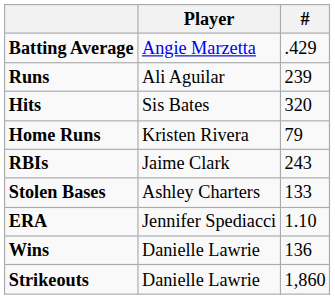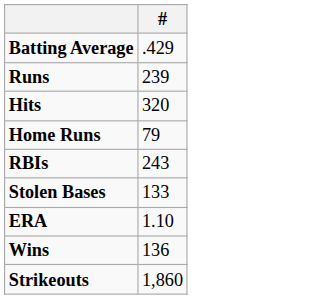- column: (209, 18)
